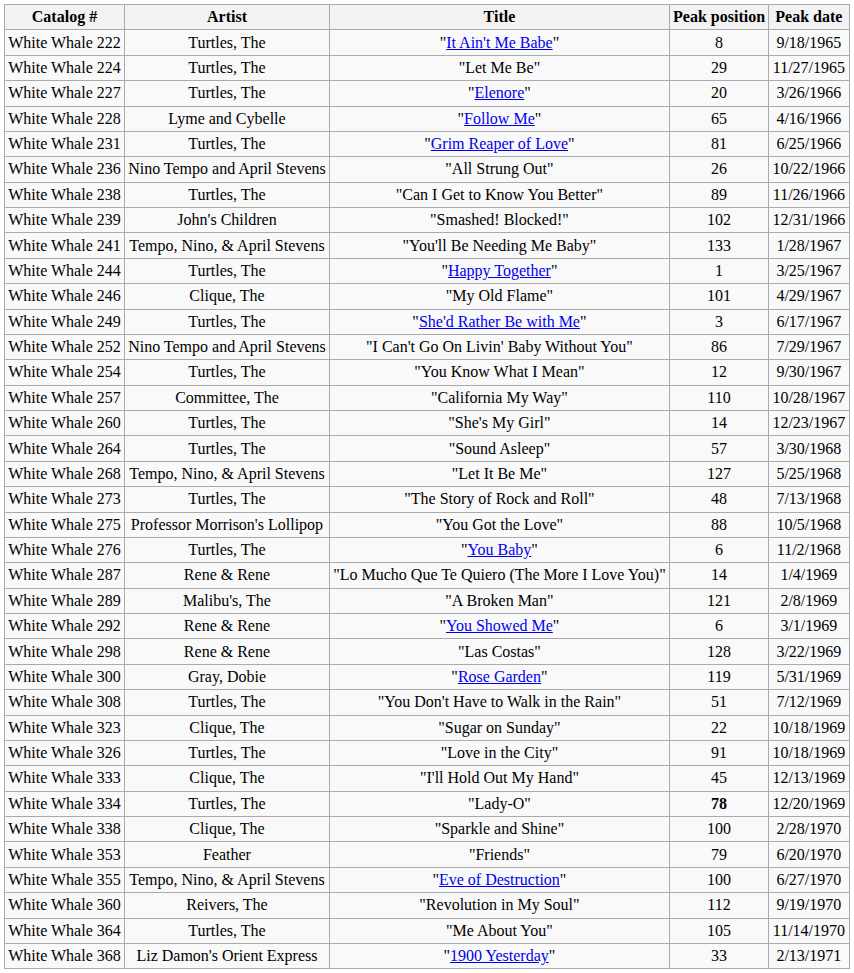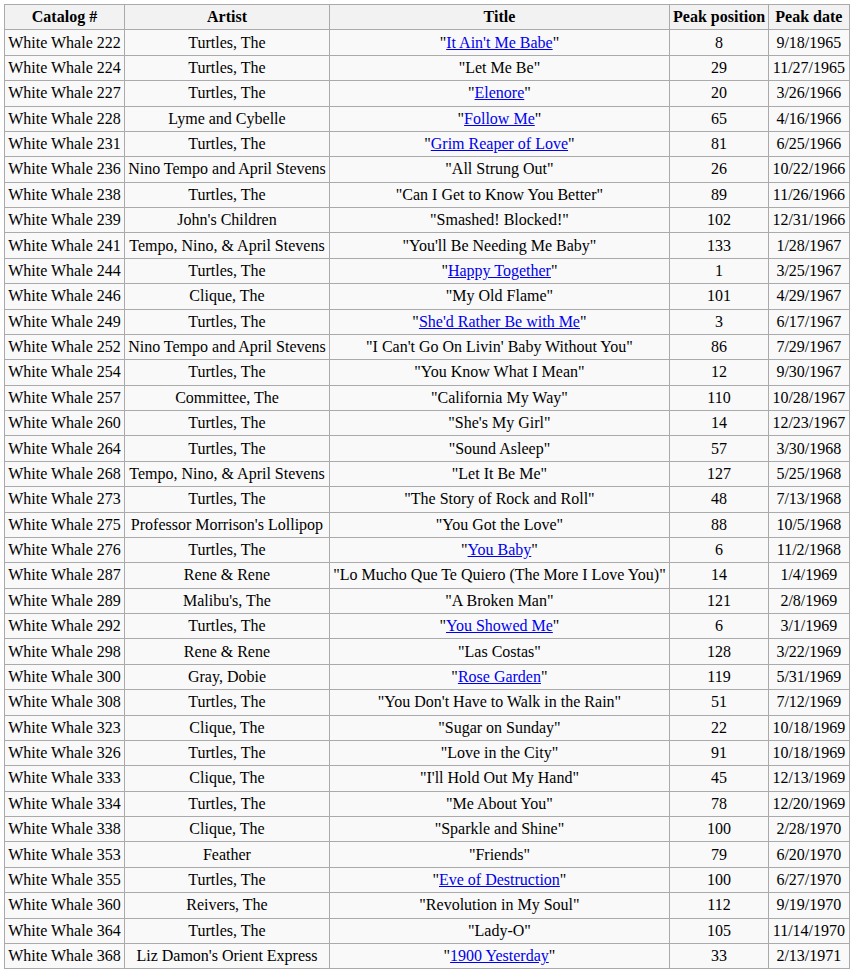(227, 626) Rene & Rene -> (227, 626) Turtles, The
(499, 803) "Lady-O" -> (499, 803) "Me About You"
(719, 803) bold -> (719, 803) normal
(227, 879) Tempo, Nino, & April Stevens -> (227, 879) Turtles, The
(499, 930) "Me About You" -> (499, 930) "Lady-O"
